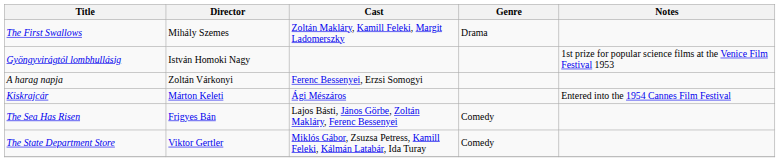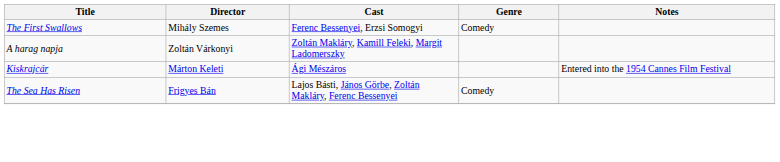(367, 33) Zoltán Makláry, Kamill Feleki, Margit Ladomerszky -> (357, 27) Ferenc Bessenyei, Erzsi Somogyi
(474, 33) Drama -> (478, 27) Comedy
- row: (64, 59)
(357, 80) Ferenc Bessenyei, Erzsi Somogyi -> (367, 48) Zoltán Makláry, Kamill Feleki, Margit Ladomerszky
- row: (61, 143)
